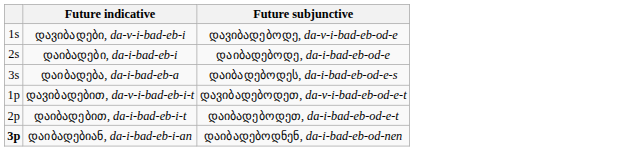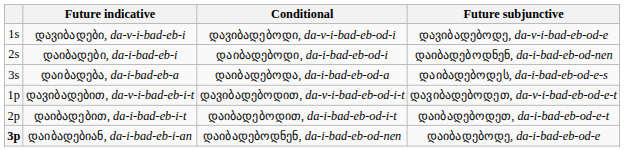+ column: (302, 14)
(303, 54) დაიბადებოდე, da-i-bad-eb-od-e -> (514, 54) დაიბადებოდნენ, da-i-bad-eb-od-nen
(303, 136) დაიბადებოდნენ, da-i-bad-eb-od-nen -> (514, 136) დაიბადებოდე, da-i-bad-eb-od-e
